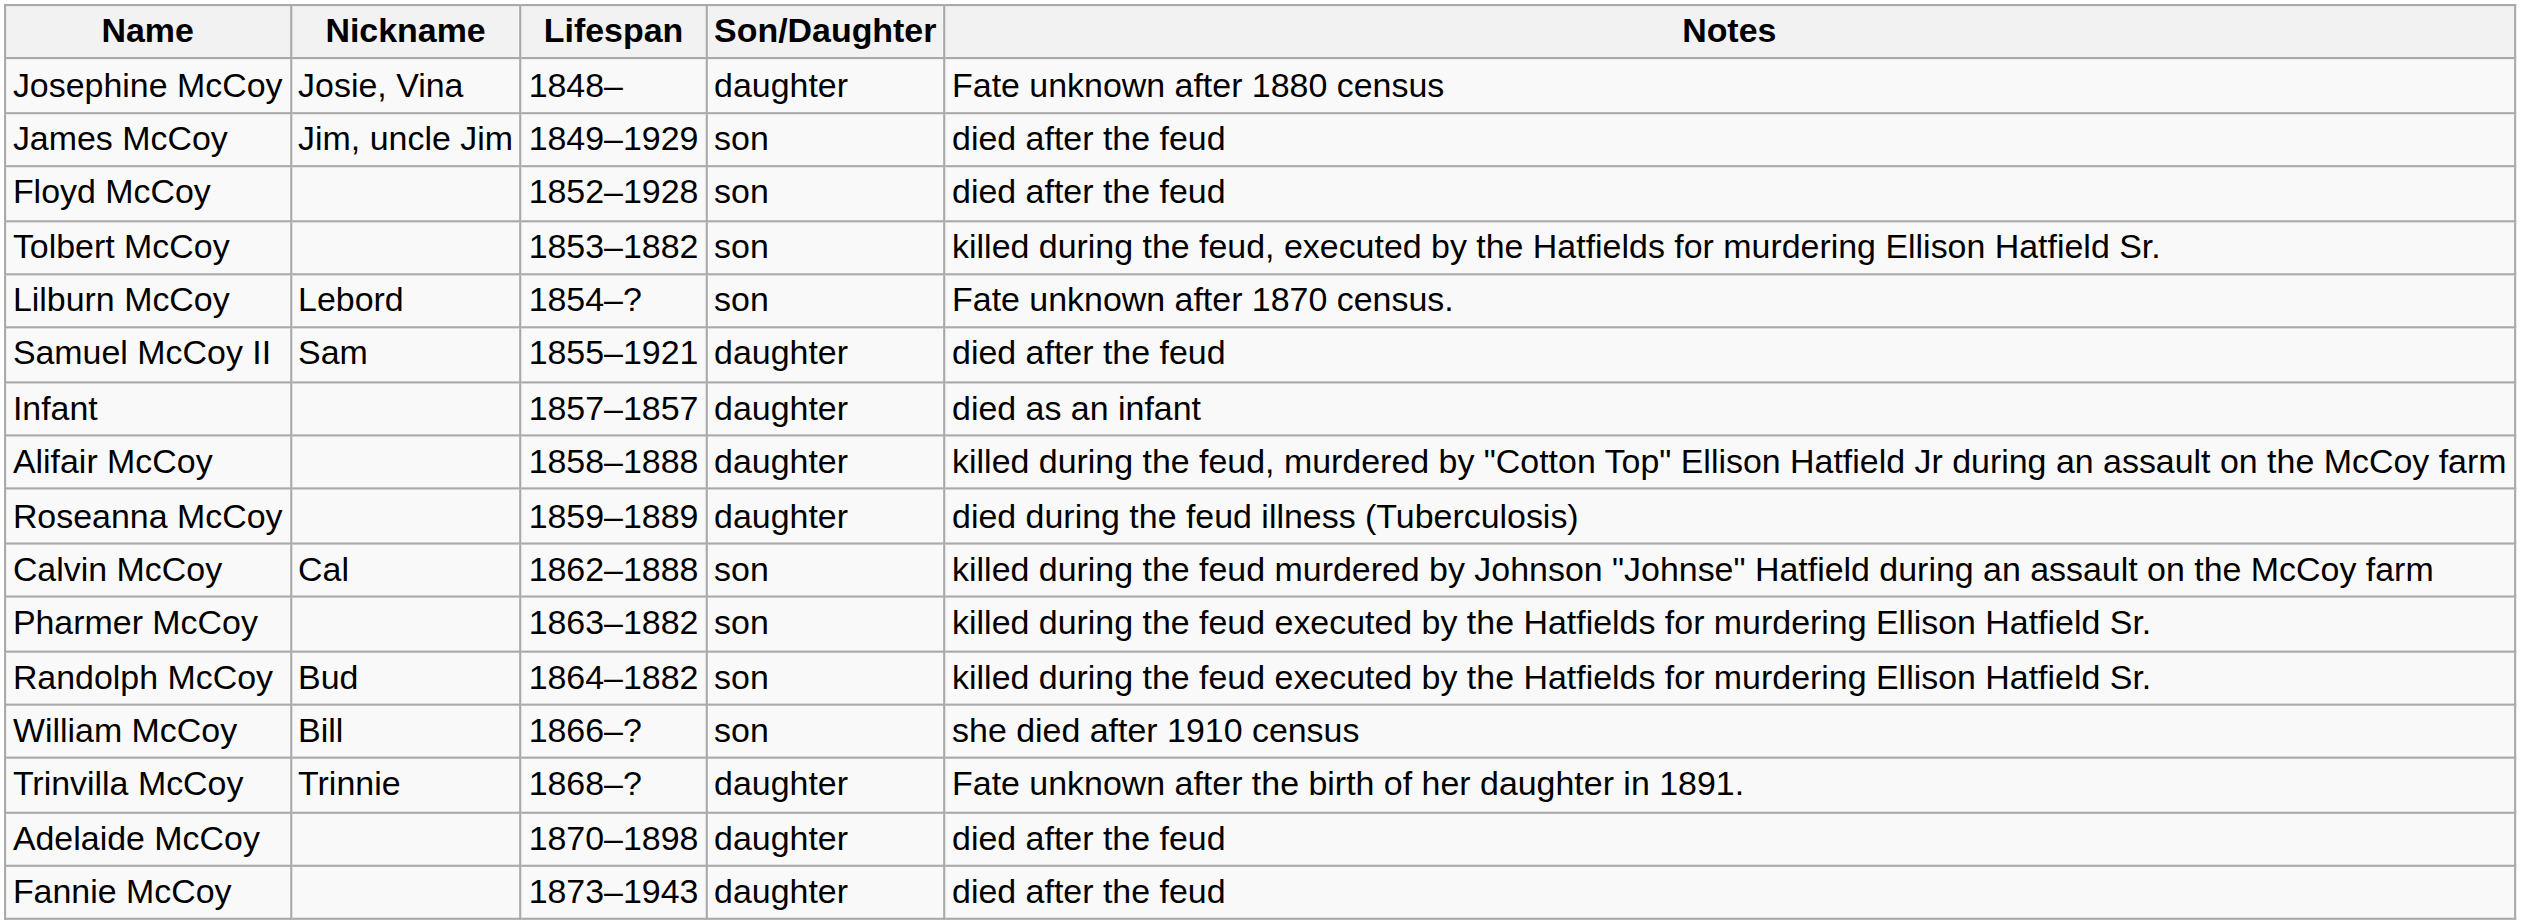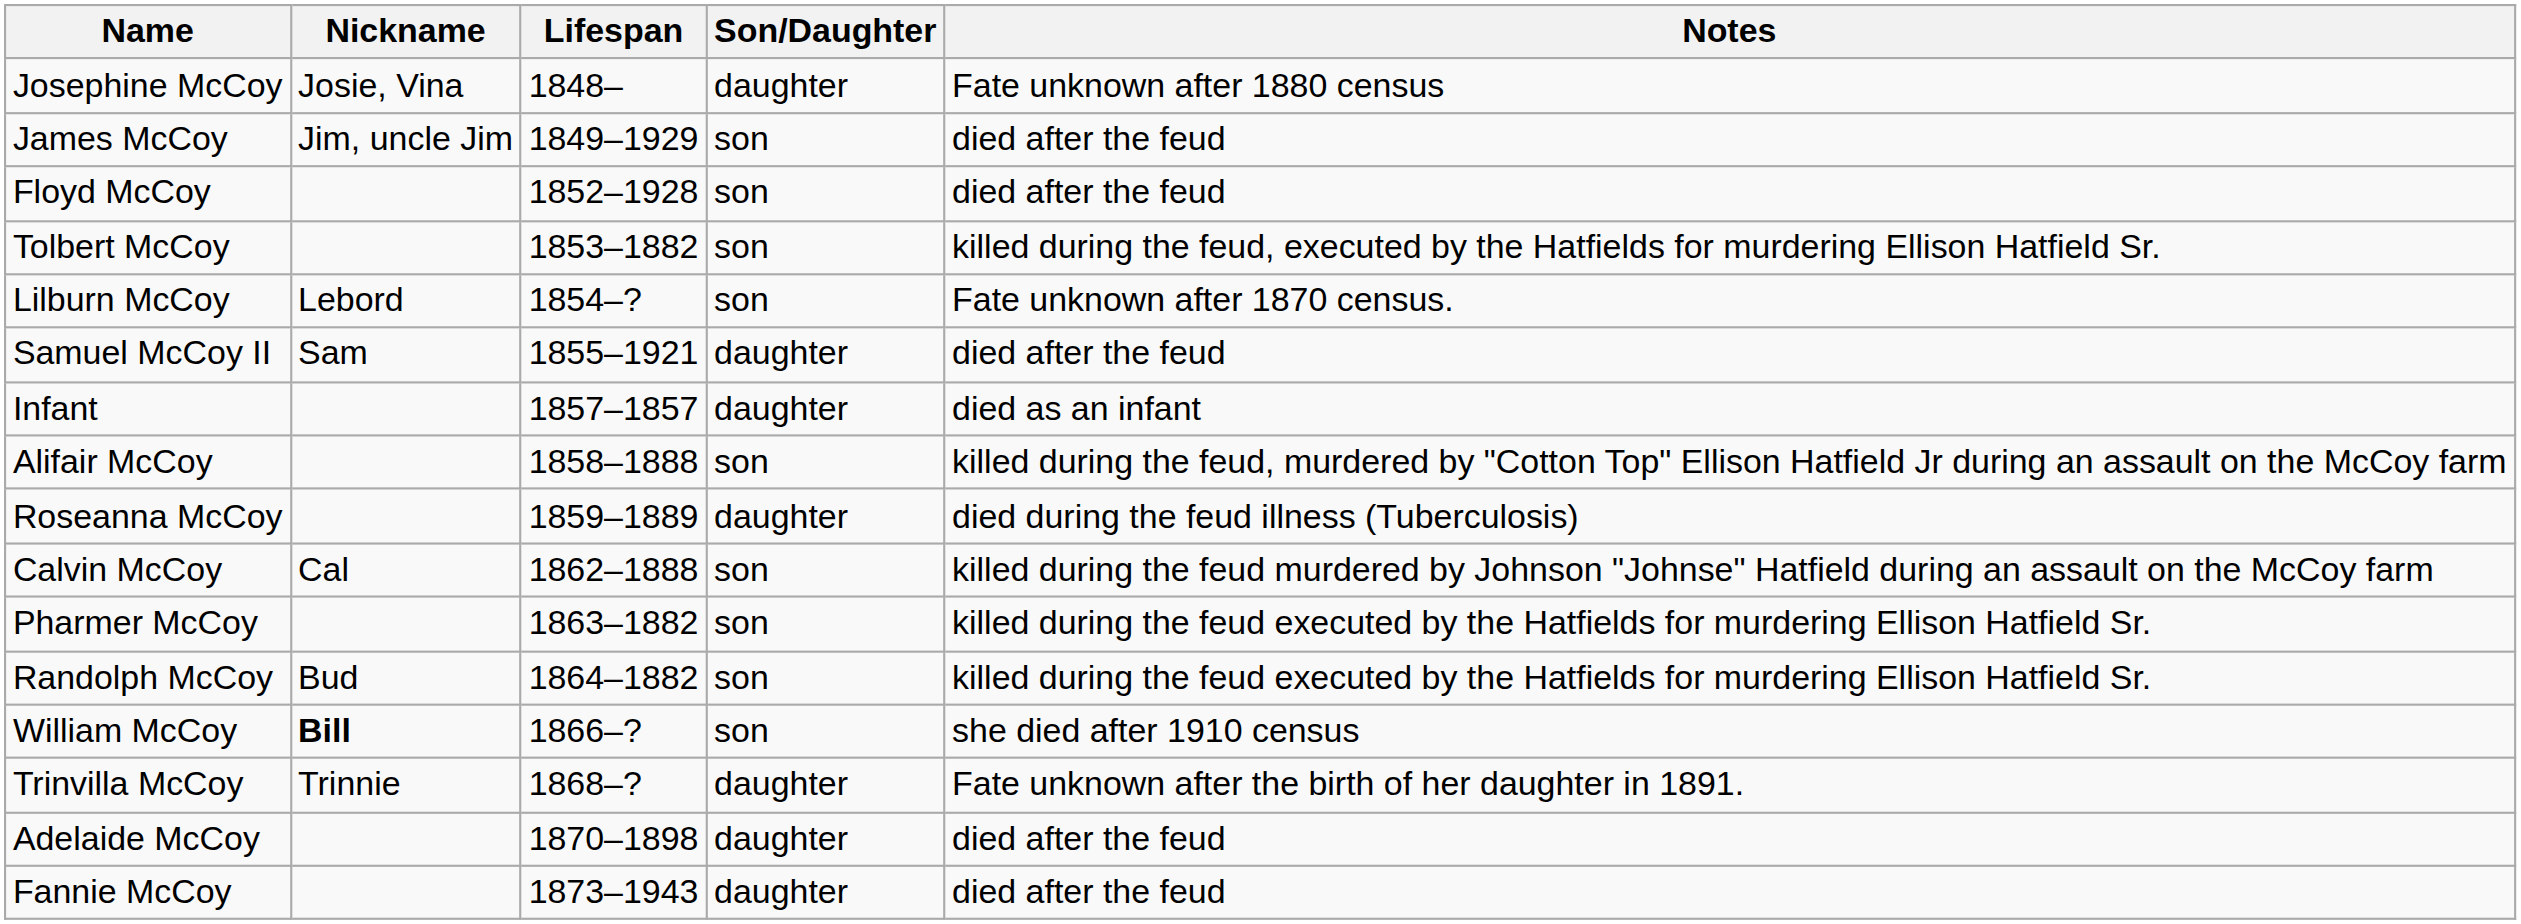(781, 461) daughter -> (741, 461) son
(321, 730) normal -> (325, 730) bold
